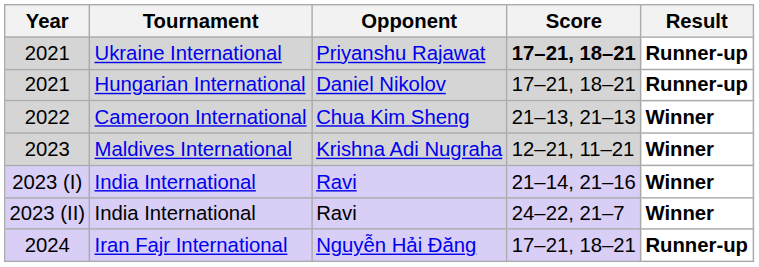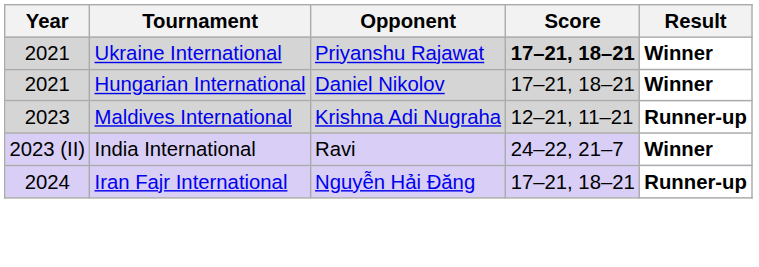(697, 53) Runner-up -> (679, 53) Winner
(697, 85) Runner-up -> (679, 85) Winner
- row: (47, 117)
(680, 149) Winner -> (696, 117) Runner-up
- row: (47, 182)
